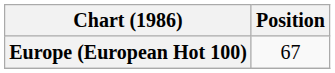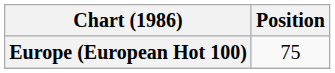(291, 52) 67 -> (291, 52) 75
